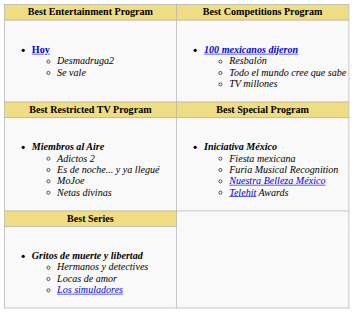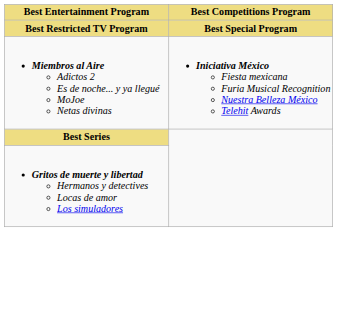- row: (90, 61)
